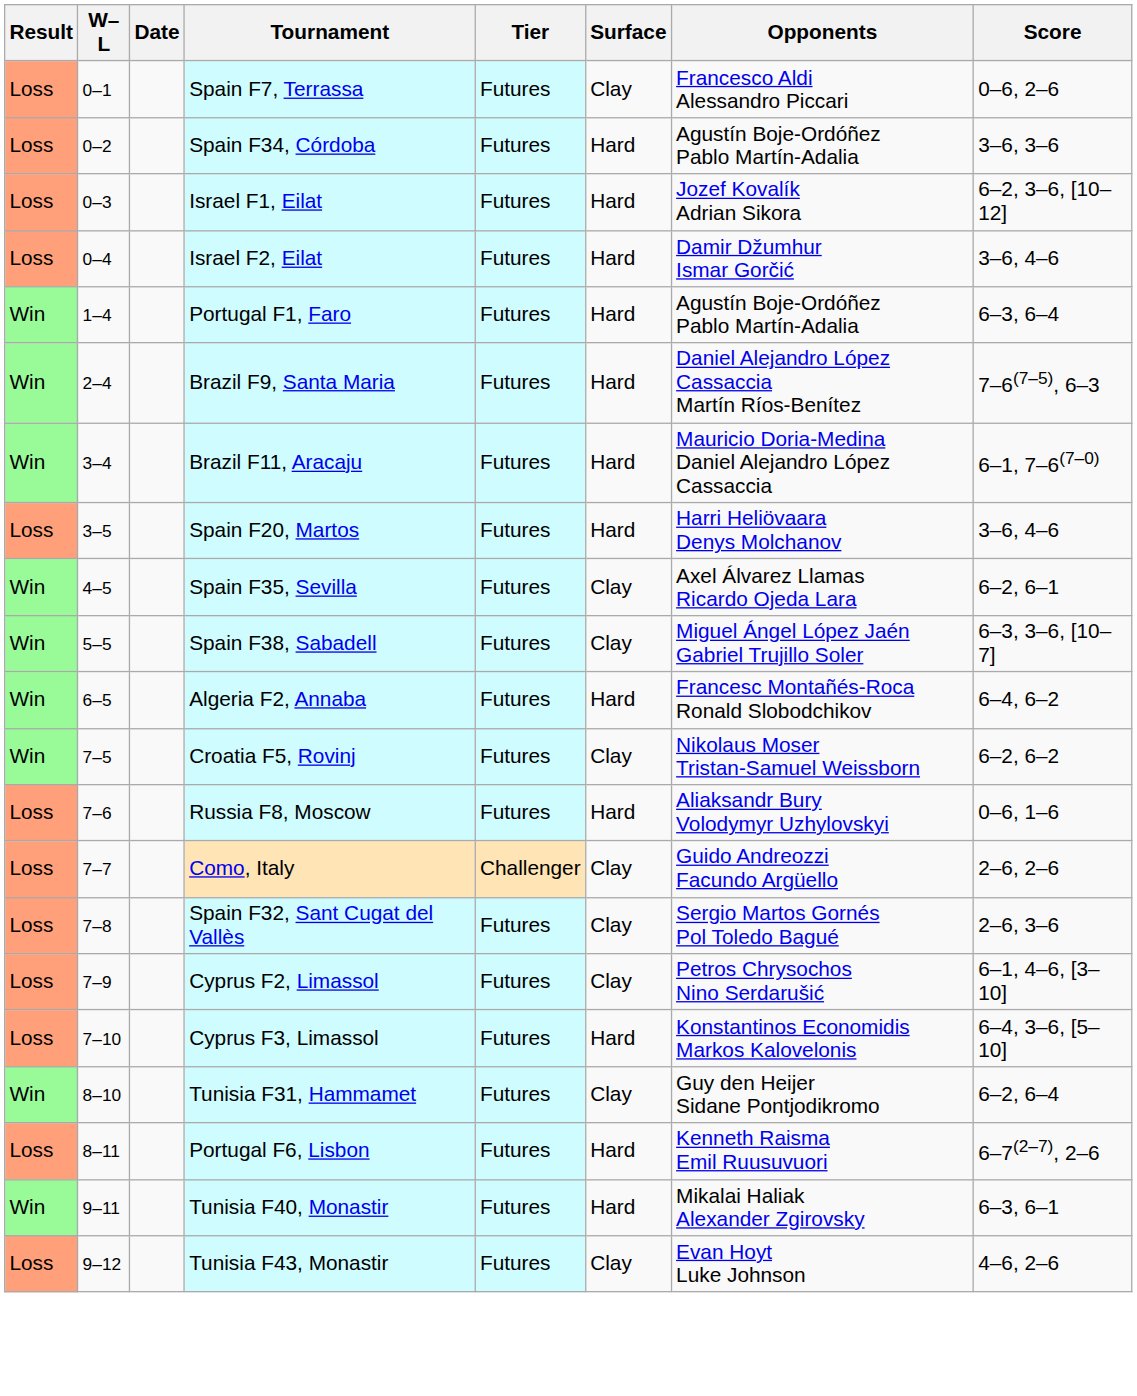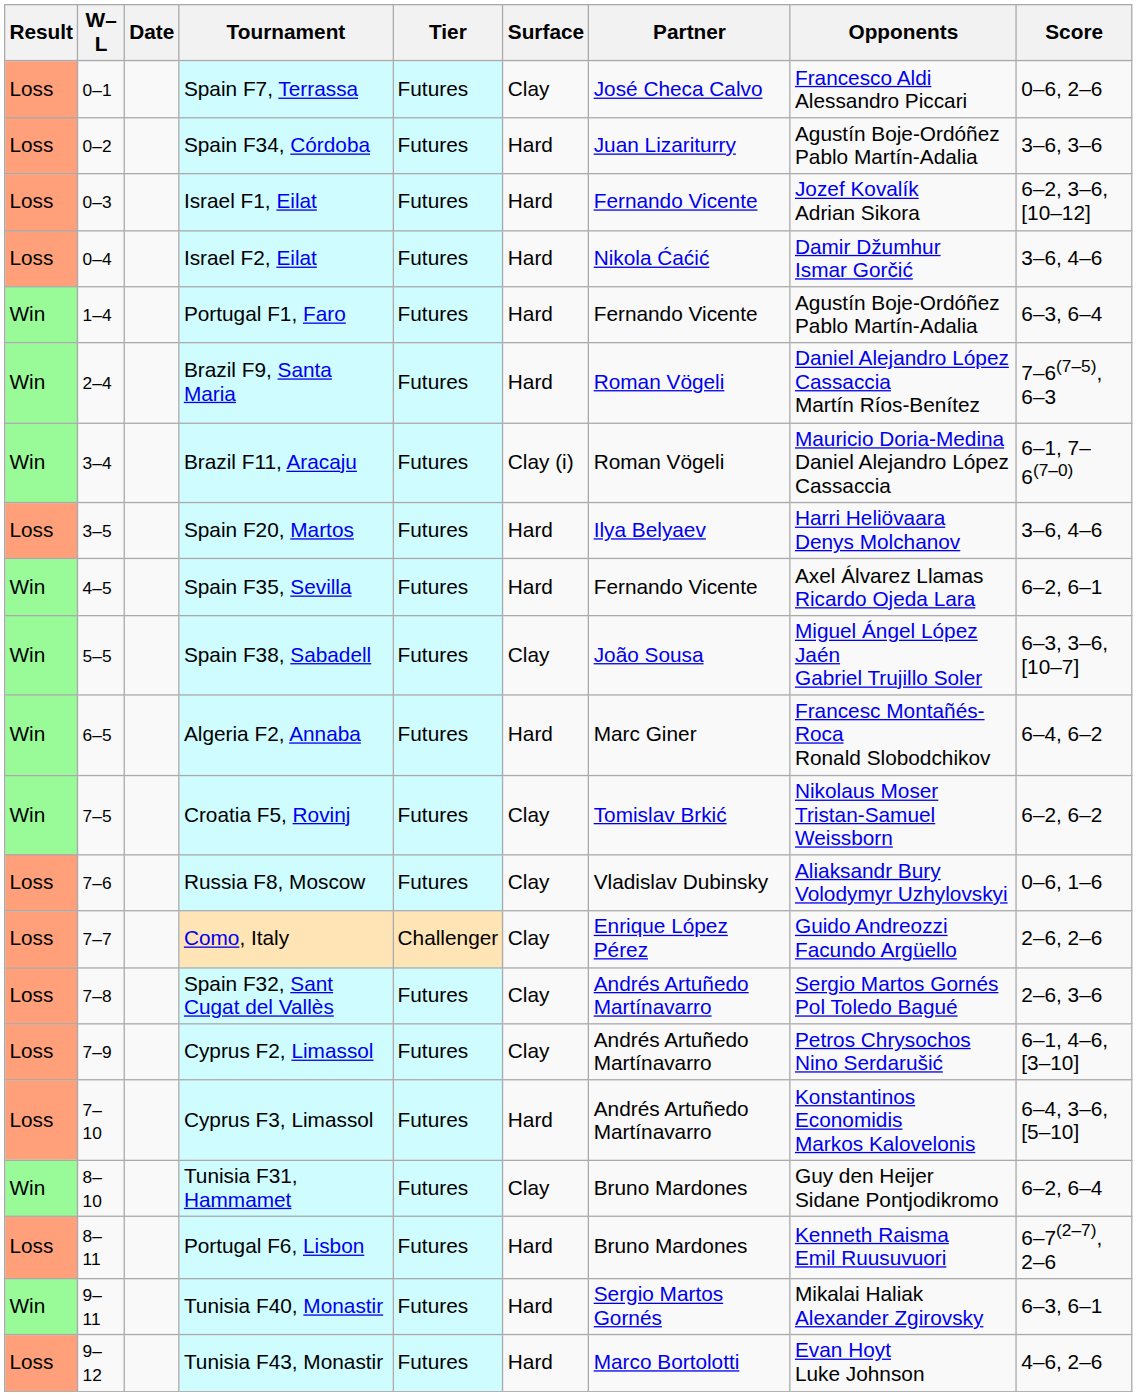+ column: (690, 32)
(613, 462) Hard -> (541, 462) Clay (i)
(611, 586) Clay -> (530, 586) Hard
(613, 812) Hard -> (529, 882) Clay
(611, 1263) Clay -> (530, 1362) Hard
